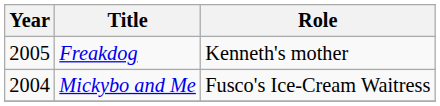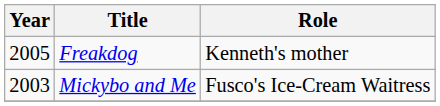(30, 85) 2004 -> (30, 85) 2003
